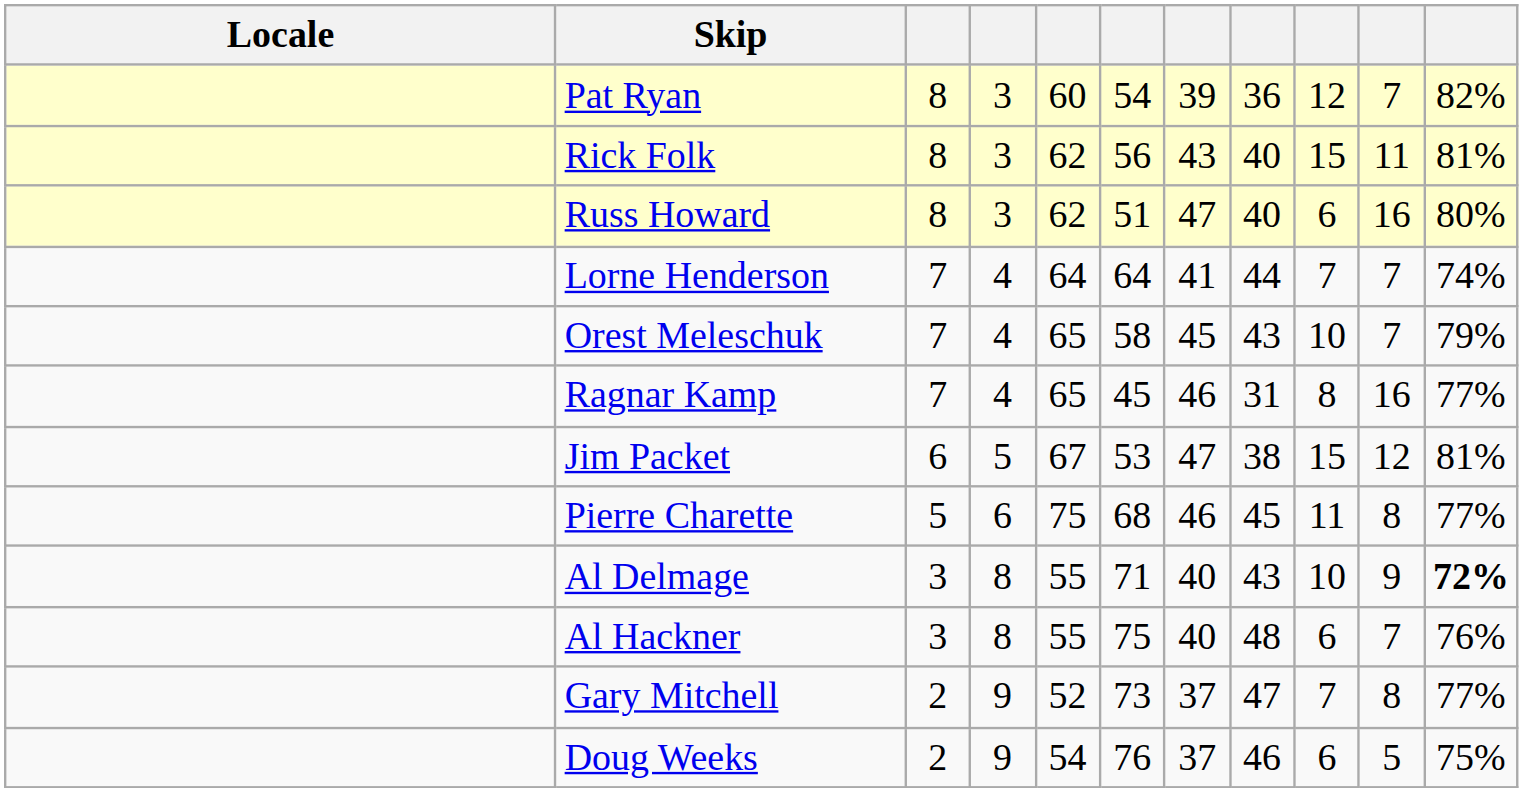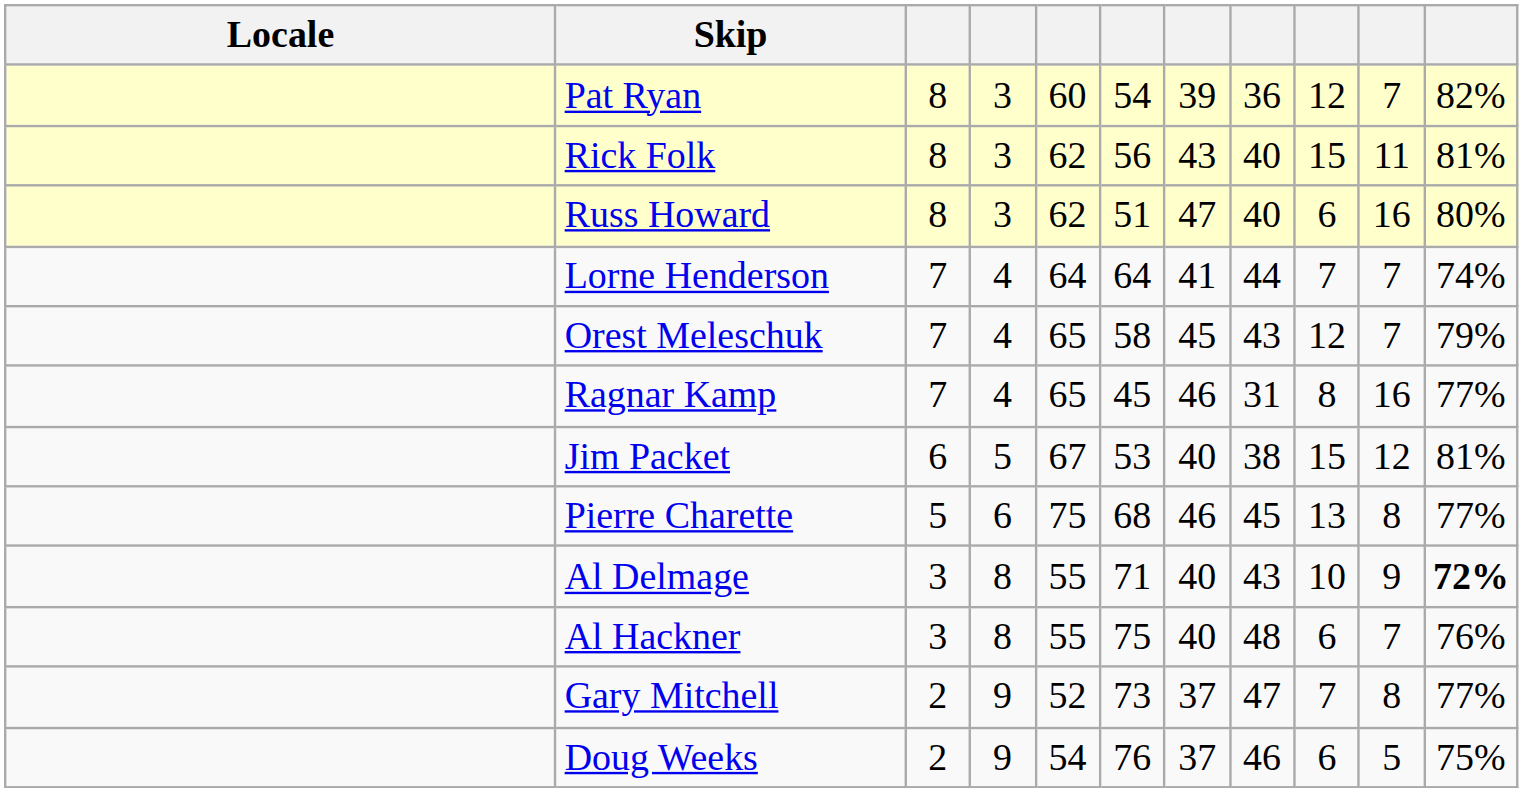(1327, 335) 10 -> (1327, 335) 12
(1197, 455) 47 -> (1197, 455) 40
(1327, 515) 11 -> (1327, 515) 13
